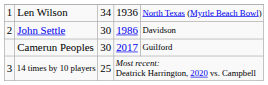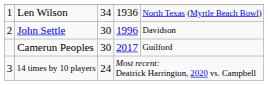(127, 30) 1986 -> (127, 30) 1996
(106, 68) 25 -> (106, 68) 24
